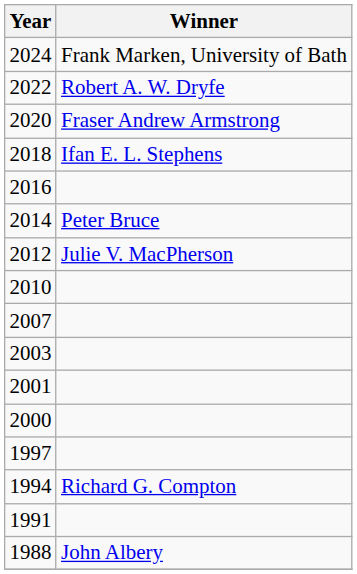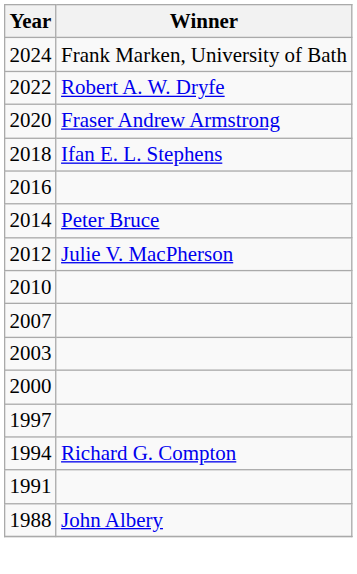- row: (30, 386)
